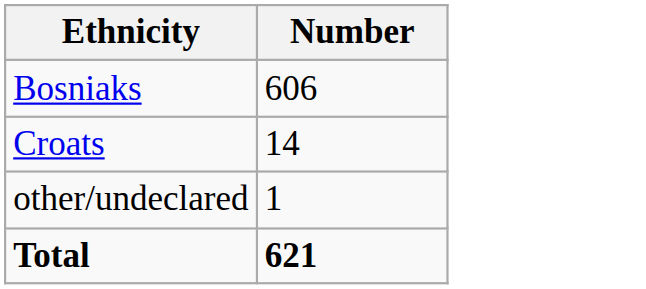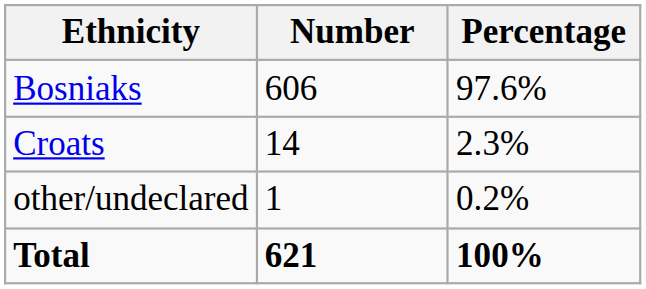+ column: (544, 32)
